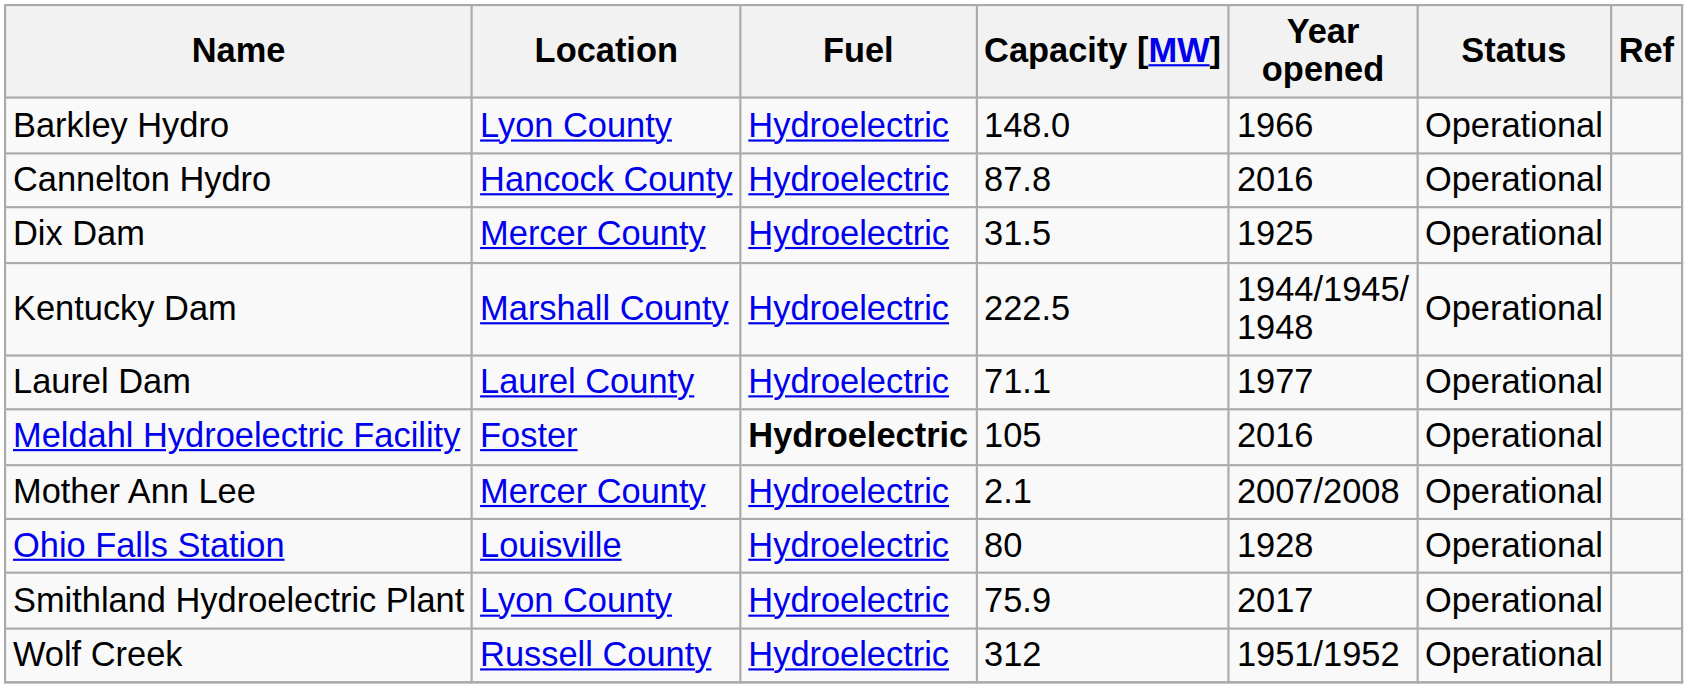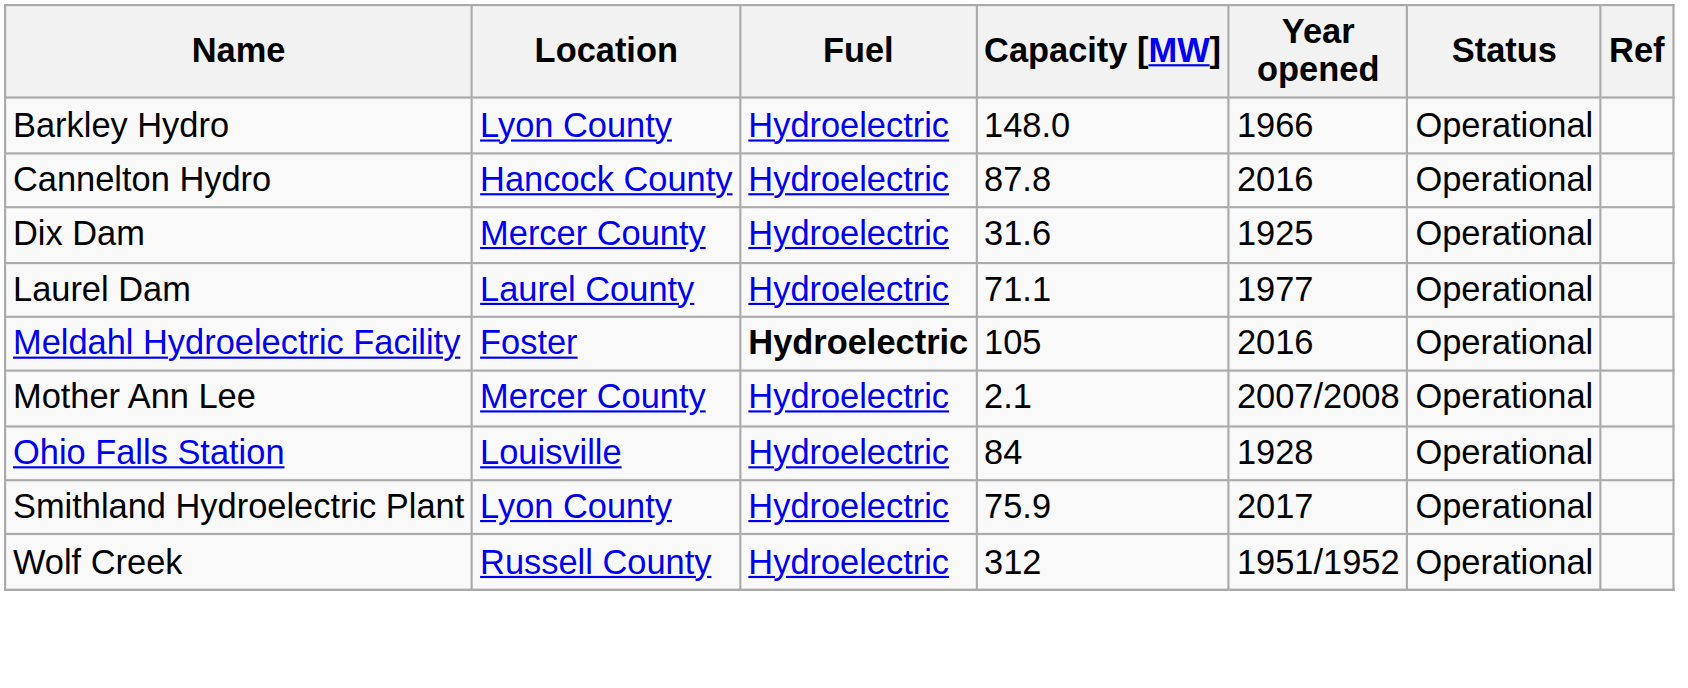(1018, 234) 31.5 -> (1018, 234) 31.6
- row: (125, 308)
(1003, 545) 80 -> (1003, 452) 84
